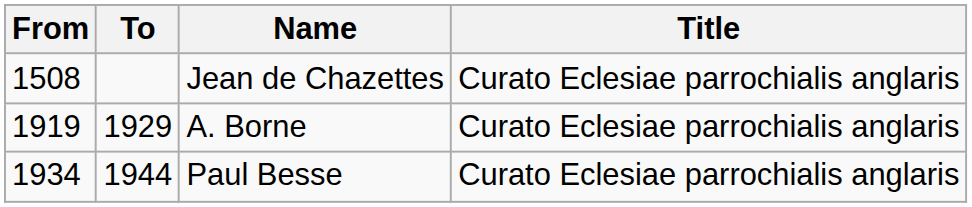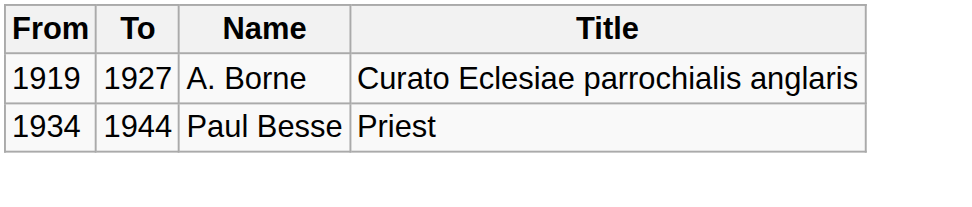- row: (315, 77)
(138, 126) 1929 -> (138, 77) 1927
(709, 175) Curato Eclesiae parrochialis anglaris -> (396, 126) Priest
